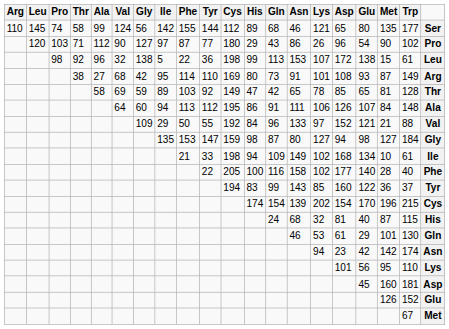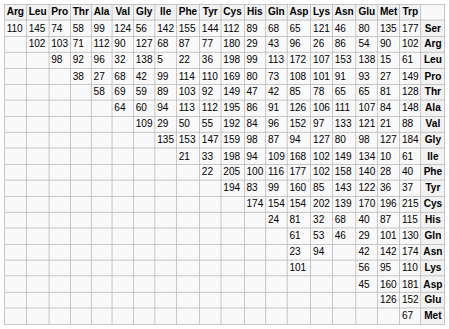columns swapped: (299, 12) <-> (344, 12)
(37, 44) 120 -> (37, 44) 102
(163, 44) 97 -> (163, 44) 68
(433, 44) Pro -> (433, 44) Arg
(163, 76) 95 -> (163, 76) 99
(385, 76) 87 -> (385, 76) 27
(433, 76) Arg -> (433, 76) Pro
